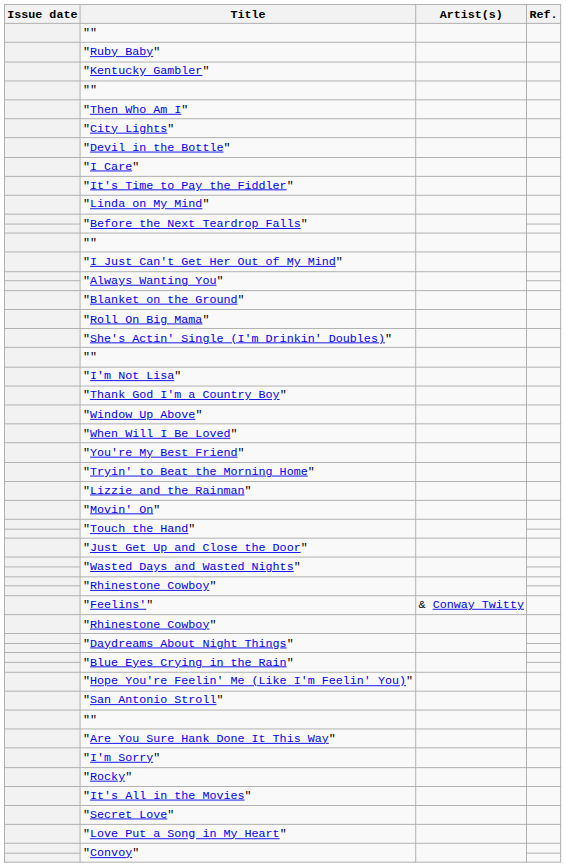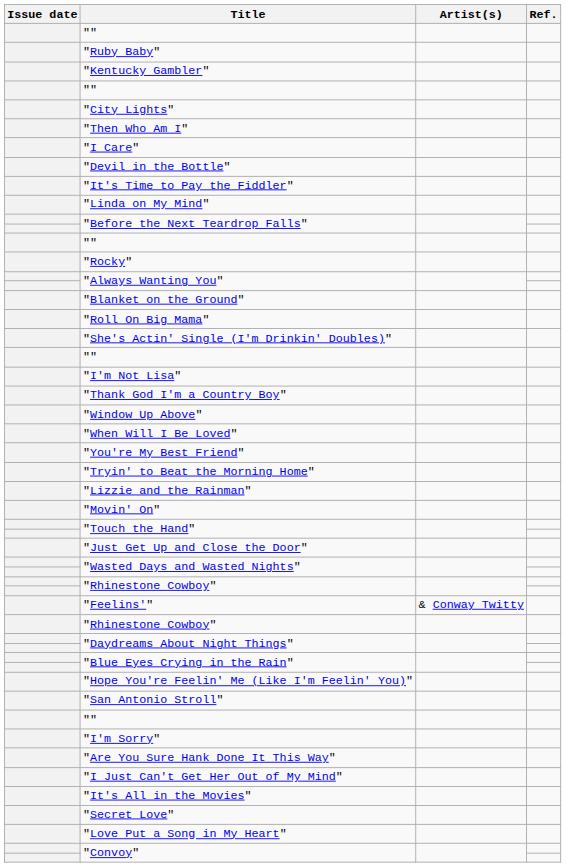rows swapped: (129, 128) <-> (136, 109)
rows swapped: (157, 147) <-> (111, 167)
rows swapped: (213, 262) <-> (108, 777)
rows swapped: (122, 758) <-> (209, 739)
